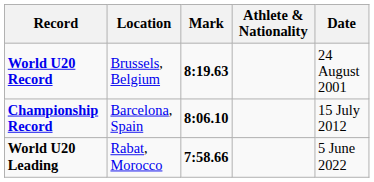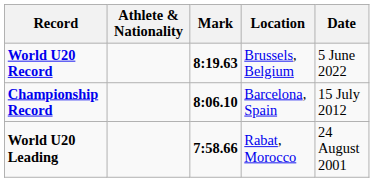columns swapped: (273, 24) <-> (144, 24)
(339, 71) 24 August 2001 -> (337, 63) 5 June 2022
(337, 157) 5 June 2022 -> (339, 149) 24 August 2001
